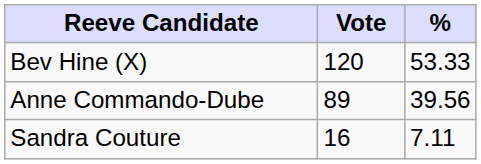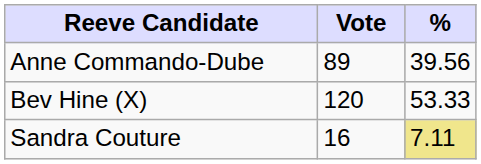rows swapped: (79, 61) <-> (137, 100)
(433, 138) no background -> (433, 138) khaki background
